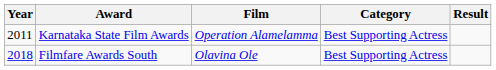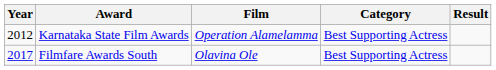(20, 34) 2011 -> (20, 34) 2012
(20, 55) 2018 -> (20, 55) 2017
